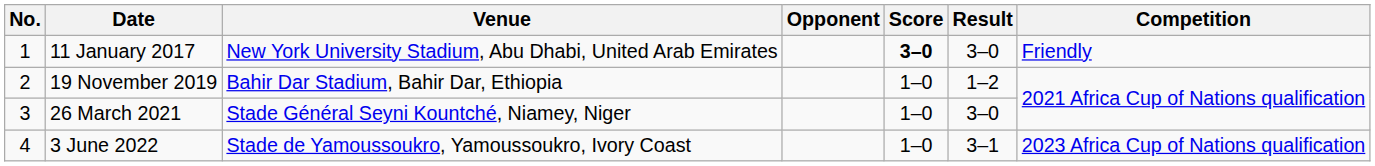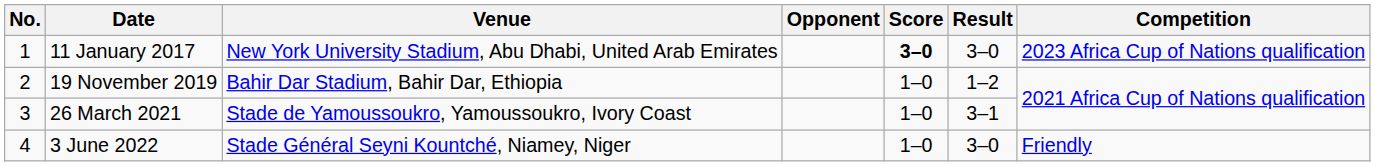(1057, 51) Friendly -> (1194, 51) 2023 Africa Cup of Nations qualification
(429, 113) Stade Général Seyni Kountché, Niamey, Niger -> (459, 113) Stade de Yamoussoukro, Yamoussoukro, Ivory Coast
(983, 113) 3–0 -> (983, 113) 3–1
(459, 144) Stade de Yamoussoukro, Yamoussoukro, Ivory Coast -> (429, 144) Stade Général Seyni Kountché, Niamey, Niger
(983, 144) 3–1 -> (983, 144) 3–0
(1194, 144) 2023 Africa Cup of Nations qualification -> (1057, 144) Friendly
